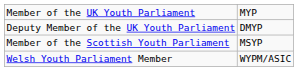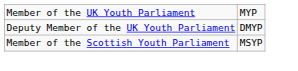- row: (89, 58)
